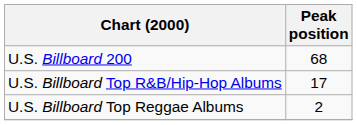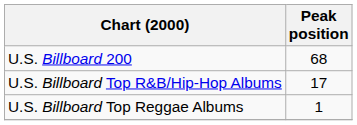(319, 107) 2 -> (319, 107) 1
